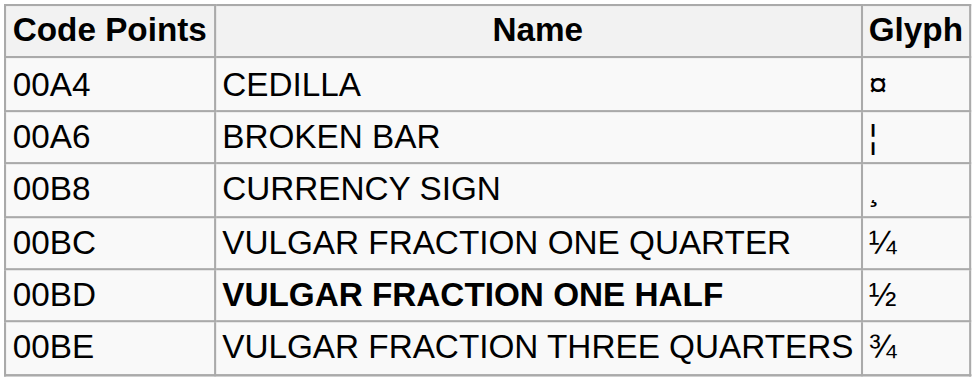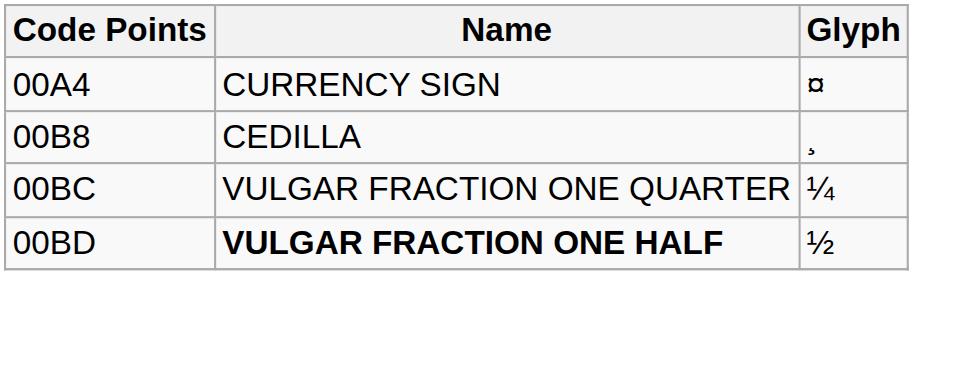(292, 83) CEDILLA -> (362, 83) CURRENCY SIGN
- row: (52, 136)
(362, 189) CURRENCY SIGN -> (292, 136) CEDILLA
- row: (53, 347)
